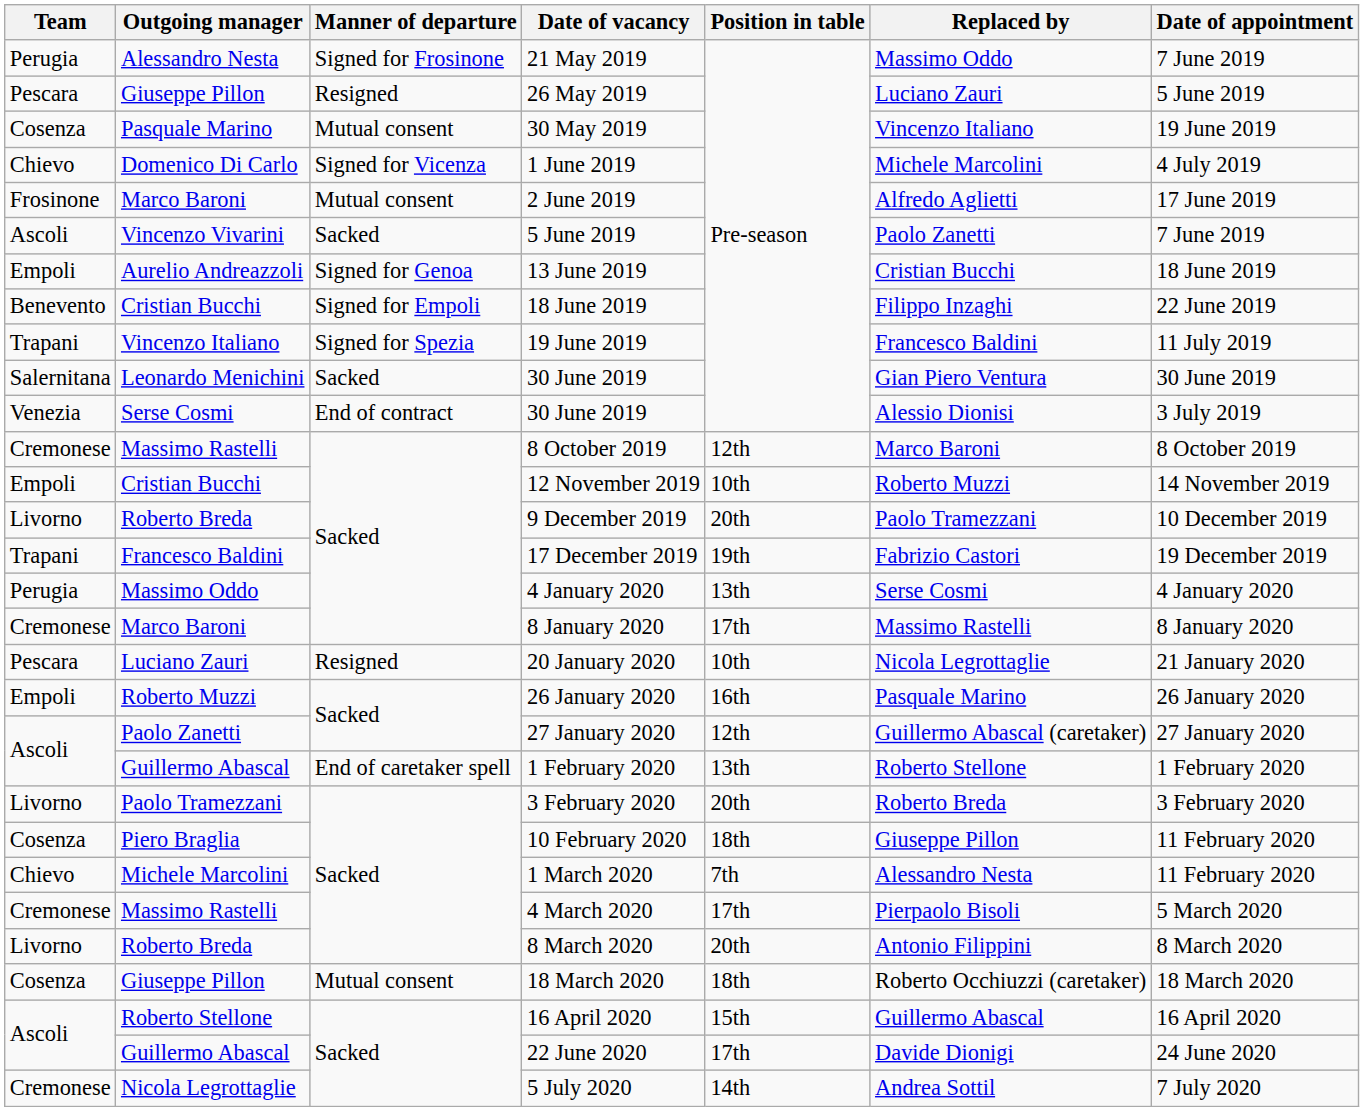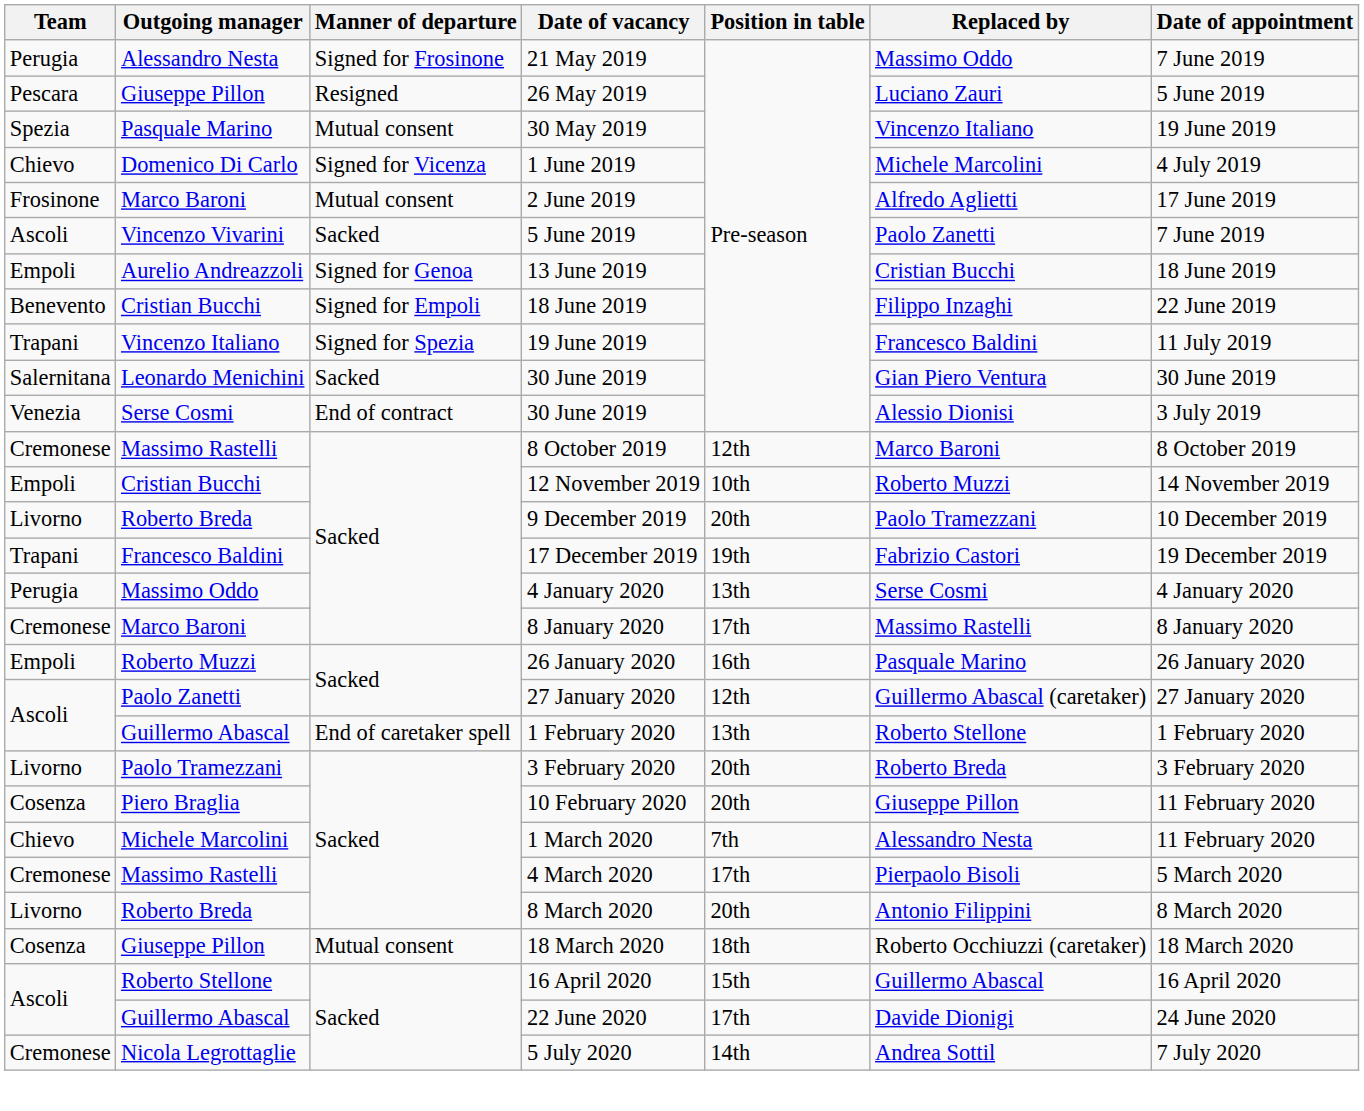(48, 128) Cosenza -> (40, 128) Spezia
- row: (185, 661)
(730, 839) 18th -> (730, 803) 20th
